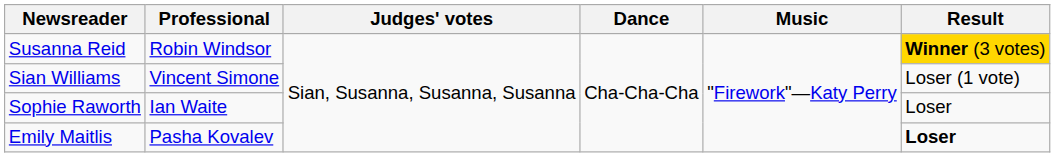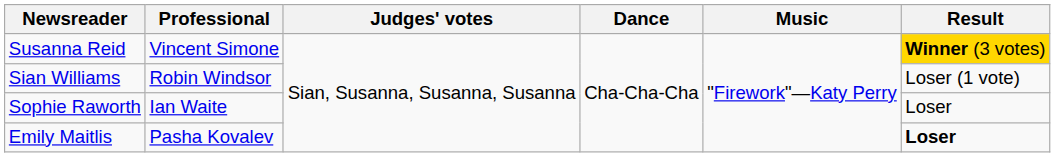(210, 48) Robin Windsor -> (214, 48) Vincent Simone
(214, 78) Vincent Simone -> (210, 78) Robin Windsor
